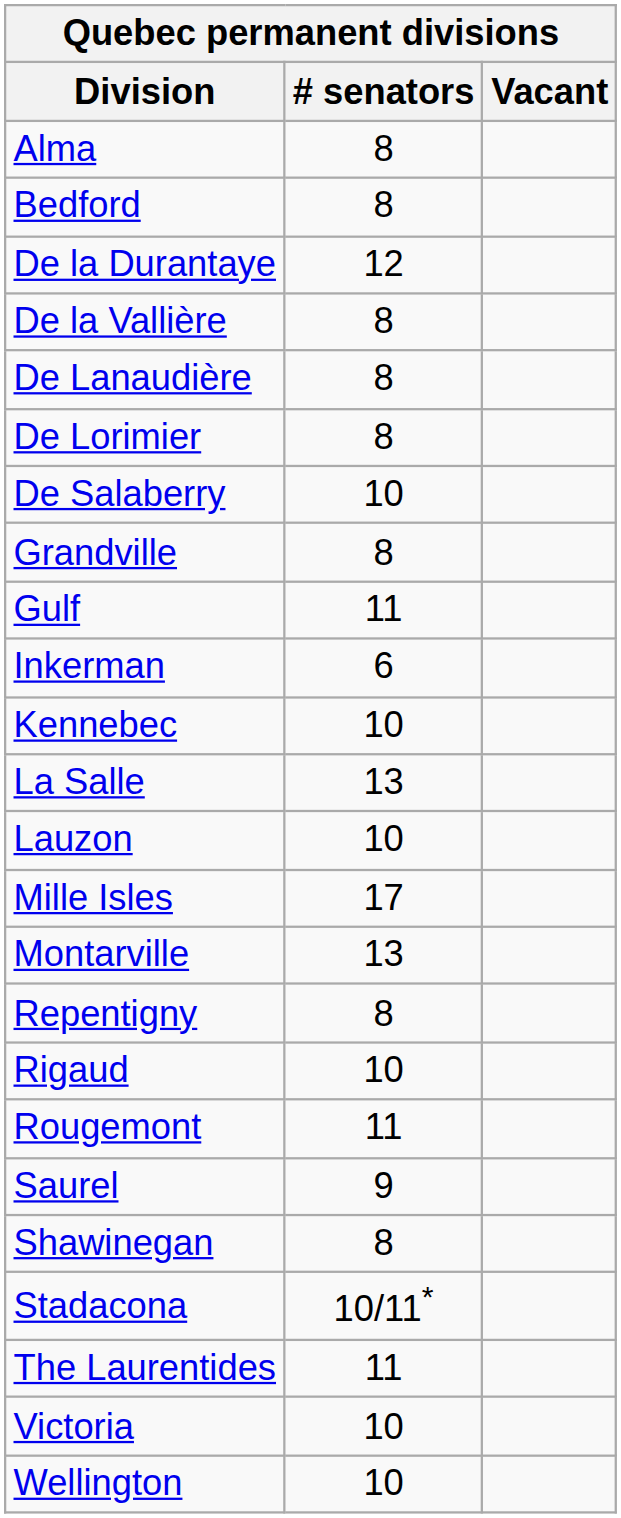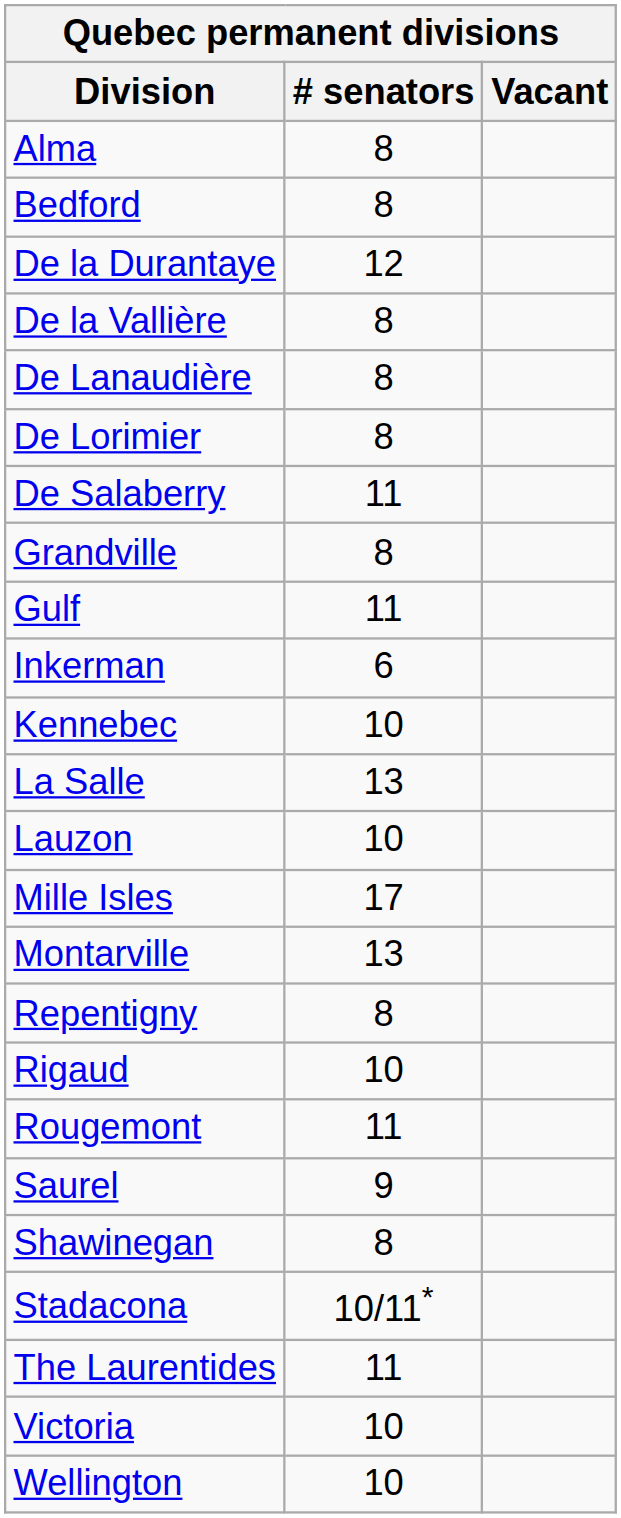(384, 494) 10 -> (384, 494) 11
